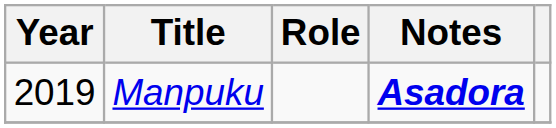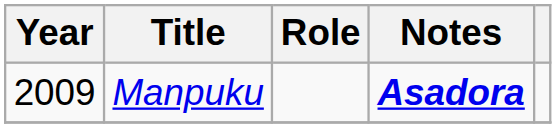(55, 92) 2019 -> (55, 92) 2009
